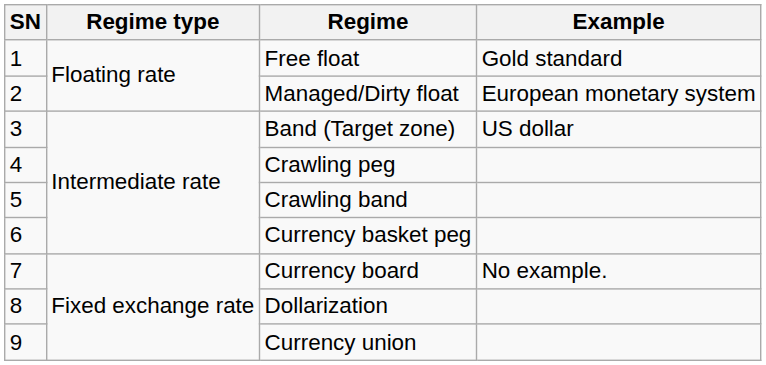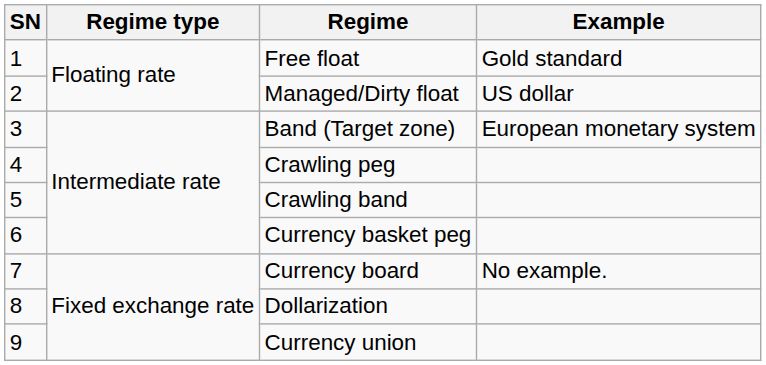(619, 93) European monetary system -> (528, 93) US dollar
(528, 128) US dollar -> (619, 128) European monetary system
